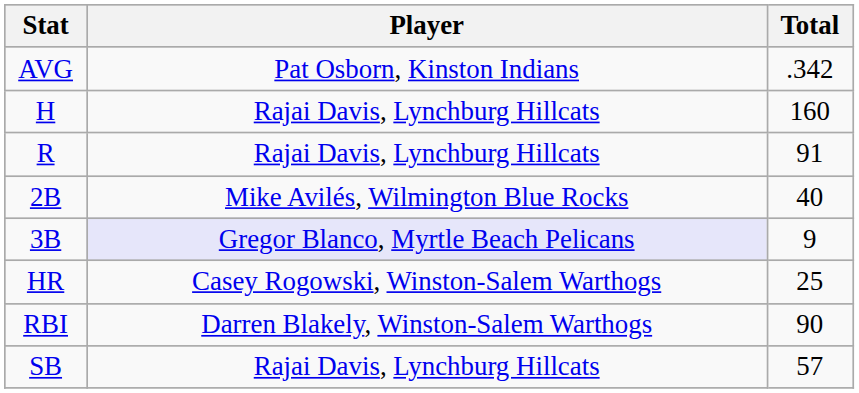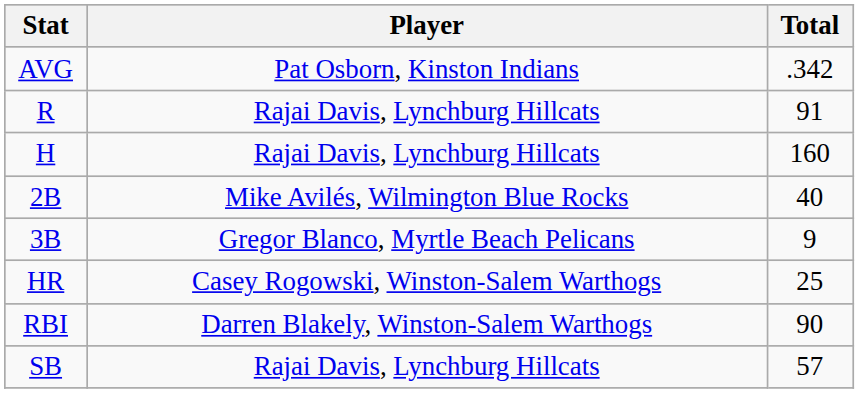rows swapped: (46, 111) <-> (46, 153)
(427, 238) lavender background -> (427, 238) no background
